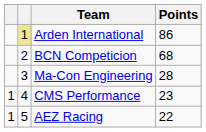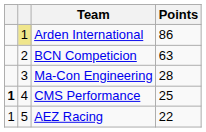(166, 55) 68 -> (166, 55) 63
(11, 96) normal -> (11, 96) bold
(166, 96) 23 -> (166, 96) 25
